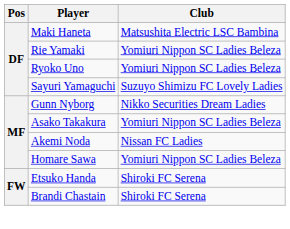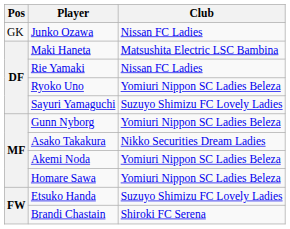+ row: (62, 31)
(201, 50) Yomiuri Nippon SC Ladies Beleza -> (162, 68) Nissan FC Ladies
(193, 104) Nikko Securities Dream Ladies -> (201, 123) Yomiuri Nippon SC Ladies Beleza
(201, 123) Yomiuri Nippon SC Ladies Beleza -> (193, 141) Nikko Securities Dream Ladies
(162, 141) Nissan FC Ladies -> (201, 159) Yomiuri Nippon SC Ladies Beleza
(163, 178) Shiroki FC Serena -> (202, 196) Suzuyo Shimizu FC Lovely Ladies
